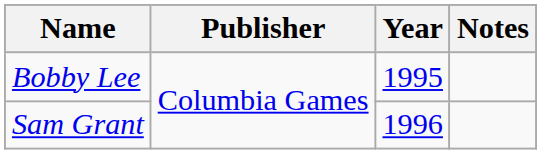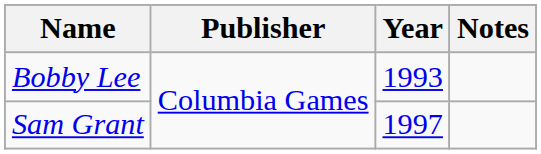(413, 76) 1995 -> (413, 76) 1993
(413, 124) 1996 -> (413, 124) 1997
